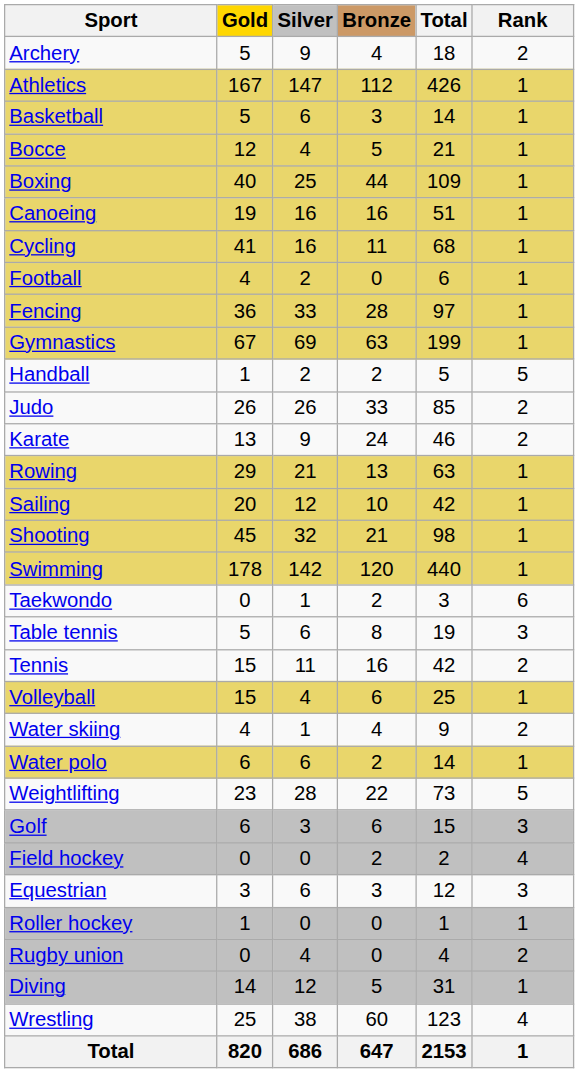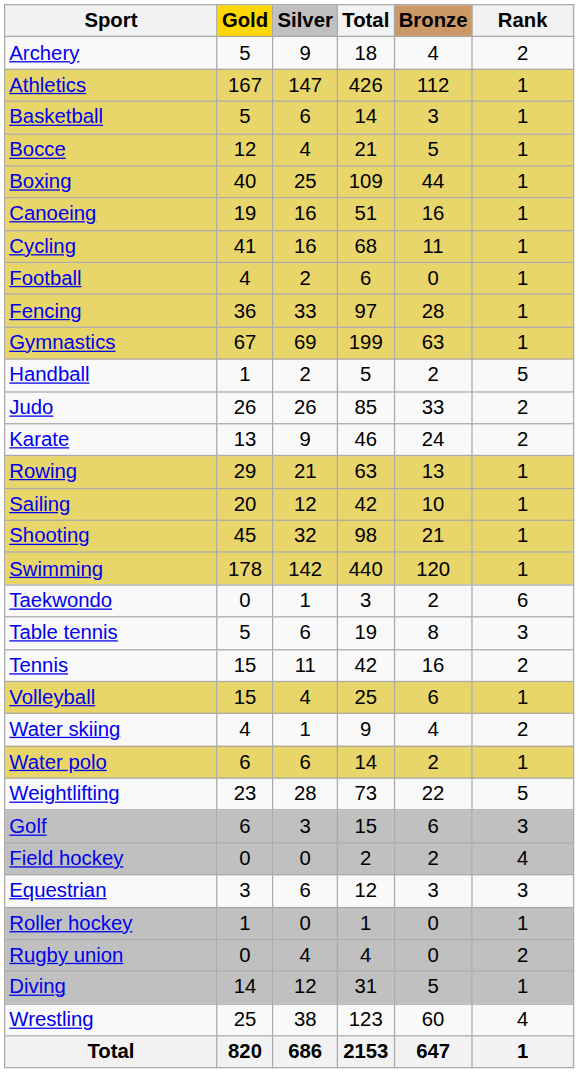columns swapped: (377, 20) <-> (444, 20)
